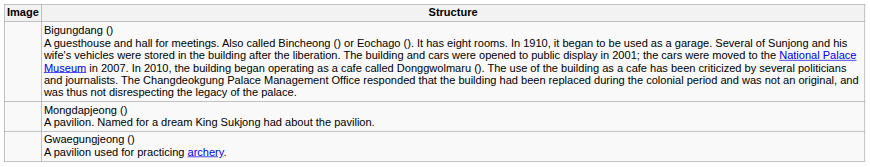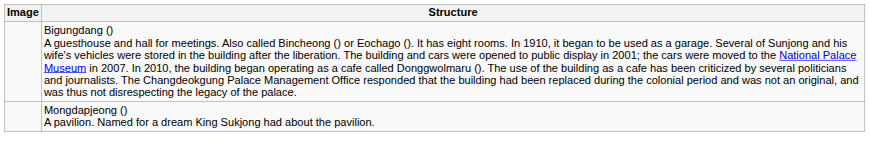- row: (135, 146)
